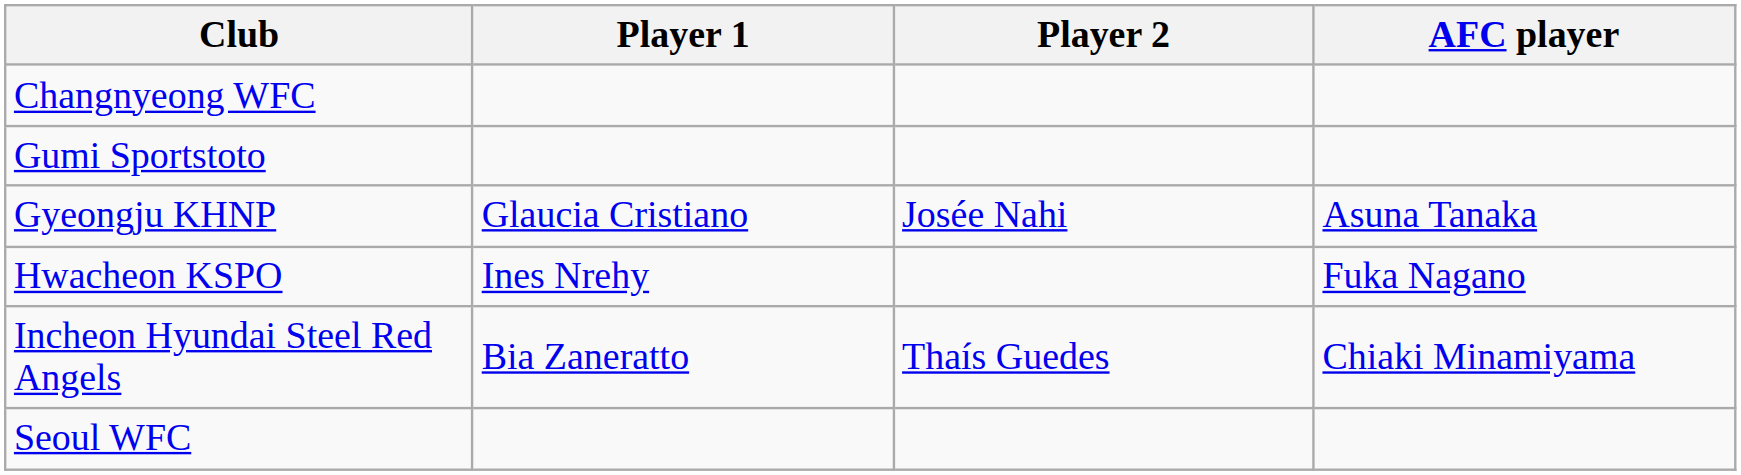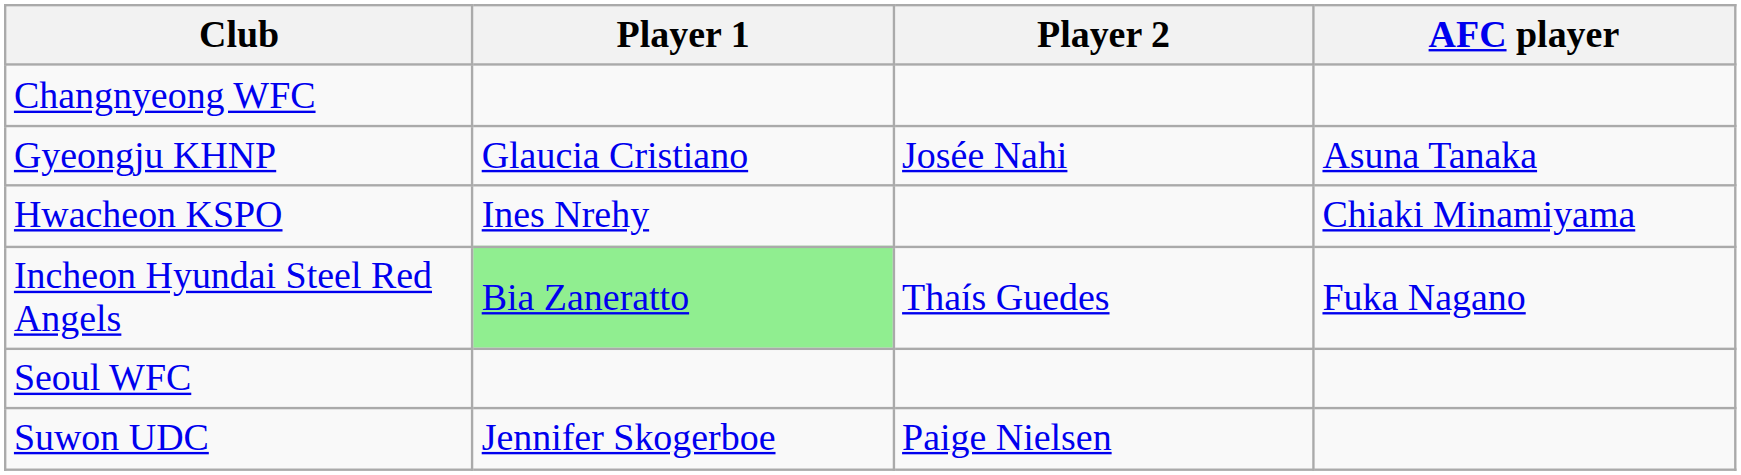- row: (140, 154)
(1424, 275) Fuka Nagano -> (1479, 214) Chiaki Minamiyama
(585, 356) no background -> (585, 296) lightgreen background
(1479, 356) Chiaki Minamiyama -> (1424, 296) Fuka Nagano
+ row: (111, 438)
